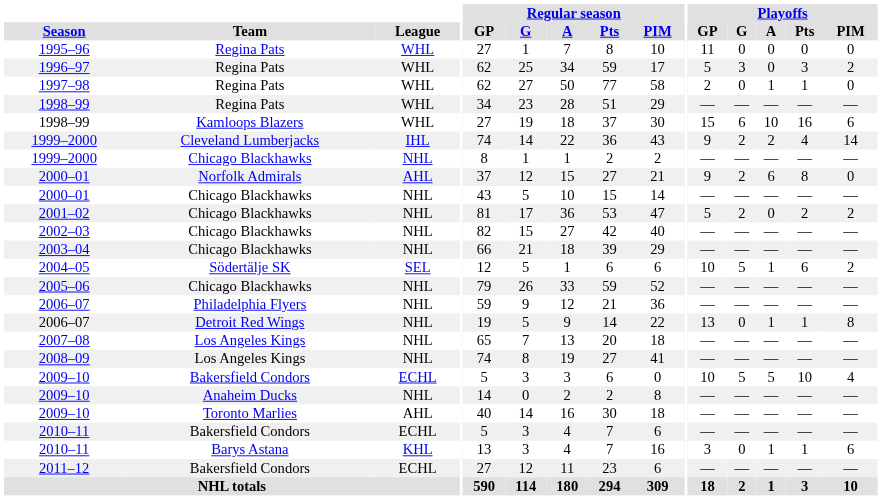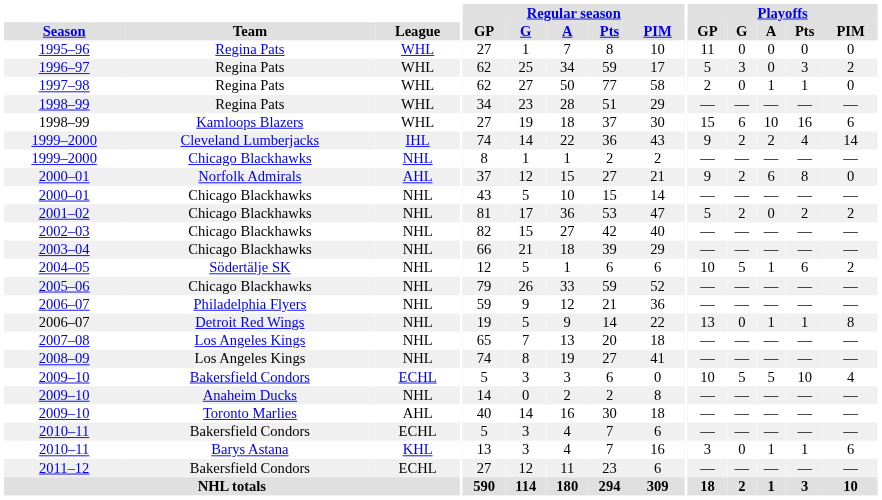(418, 267) SEL -> (418, 267) NHL
